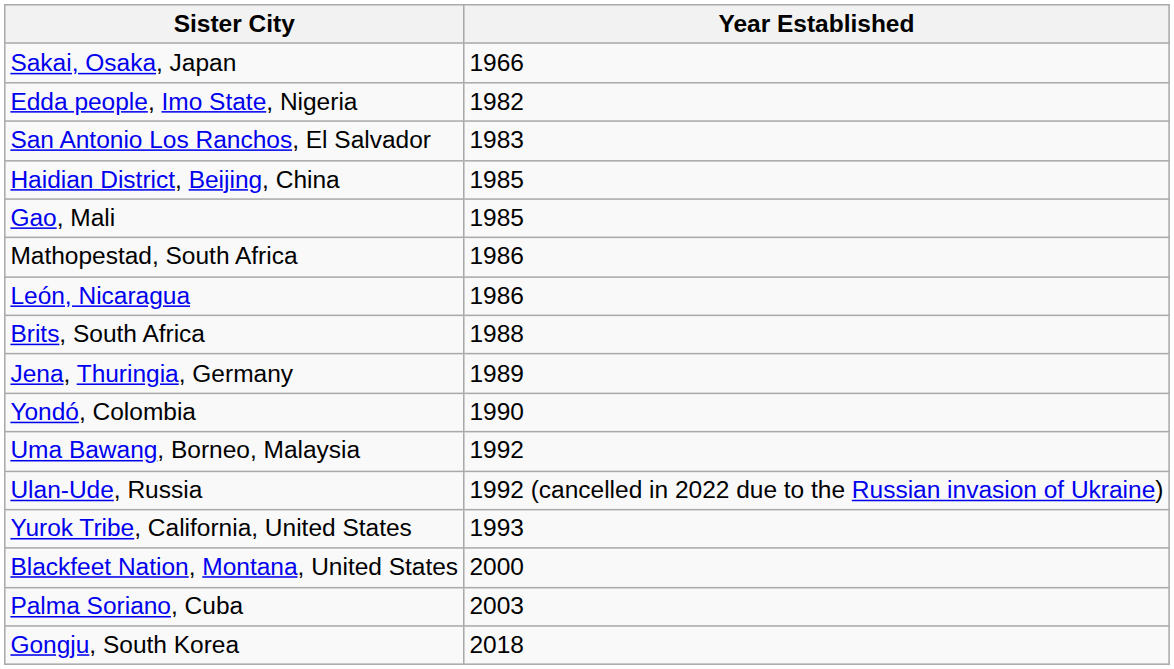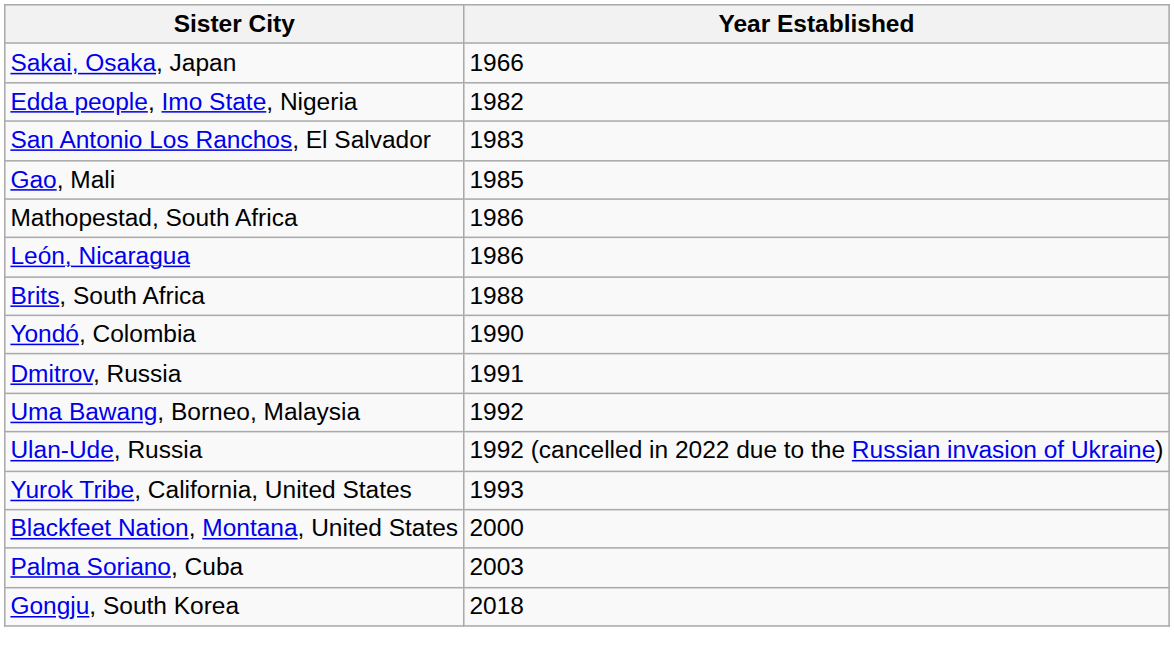- row: (175, 179)
- row: (152, 373)
+ row: (96, 373)
